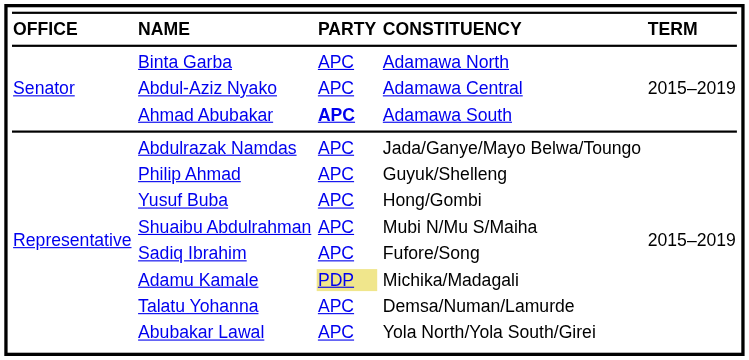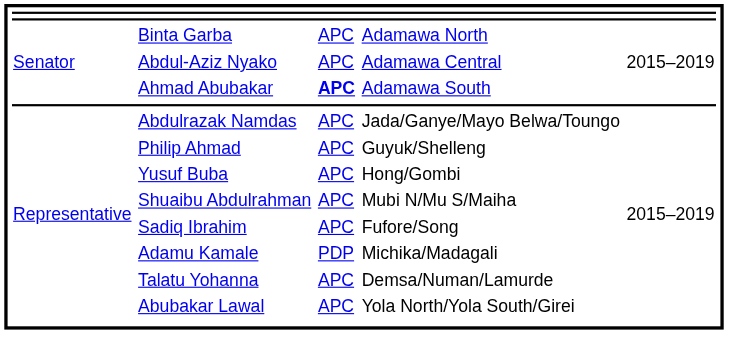- row: (164, 29)
(336, 280) khaki background -> (336, 253) no background
